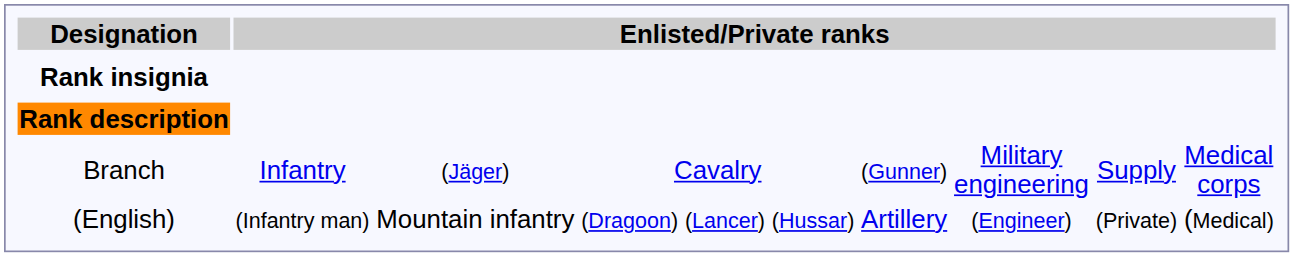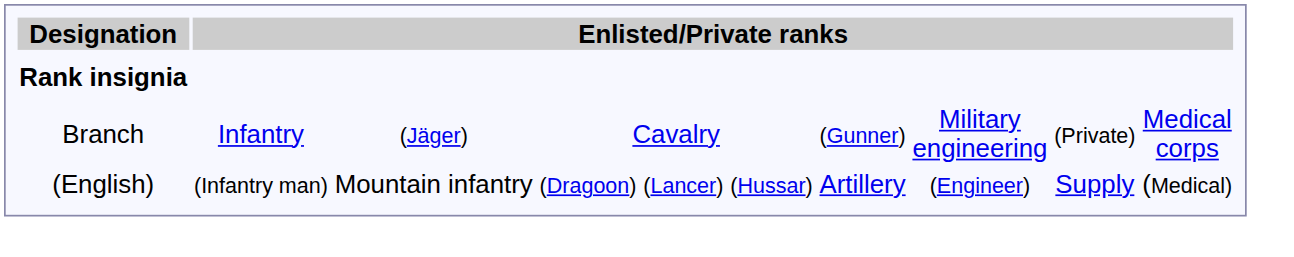- row: (124, 119)
(1136, 169) Supply -> (1095, 136) (Private)
(1136, 222) (Private) -> (1095, 183) Supply
